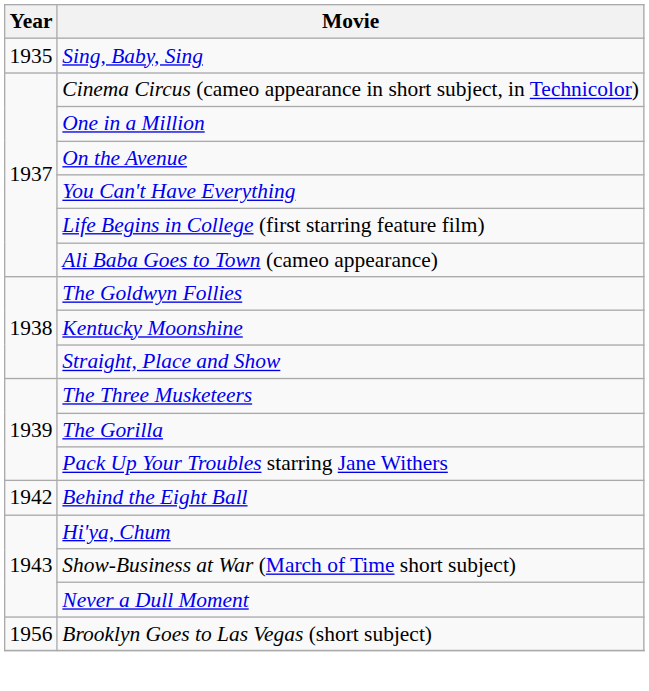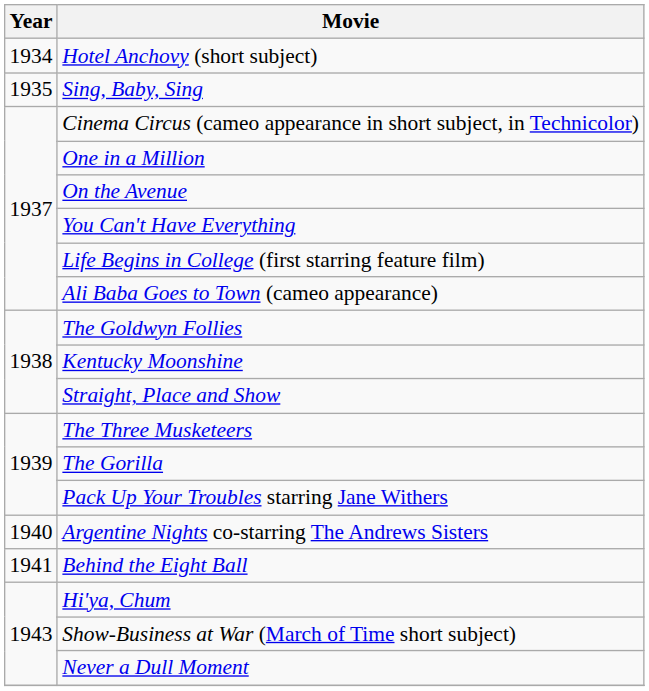+ row: (190, 55)
+ row: (275, 531)
(31, 497) 1942 -> (31, 565) 1941
- row: (247, 633)
